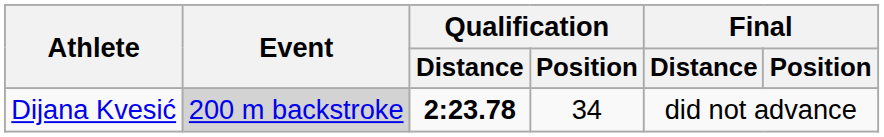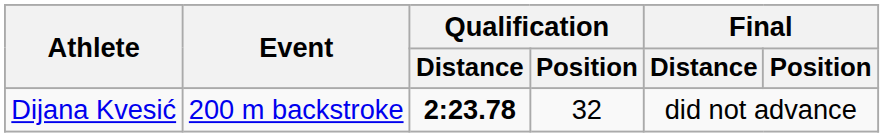(296, 110) lightgrey background -> (296, 110) no background
(587, 110) 34 -> (587, 110) 32
